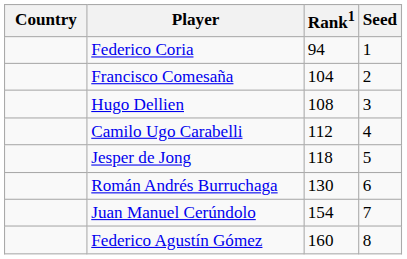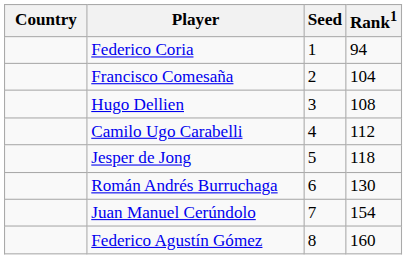columns swapped: (331, 20) <-> (380, 20)
